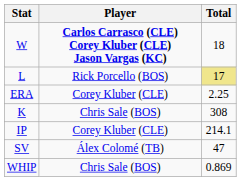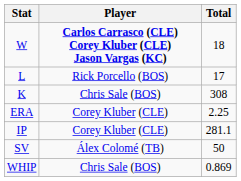(219, 76) khaki background -> (219, 76) no background
rows swapped: (22, 94) <-> (22, 112)
(219, 130) 214.1 -> (219, 130) 281.1
(219, 149) 47 -> (219, 149) 50
